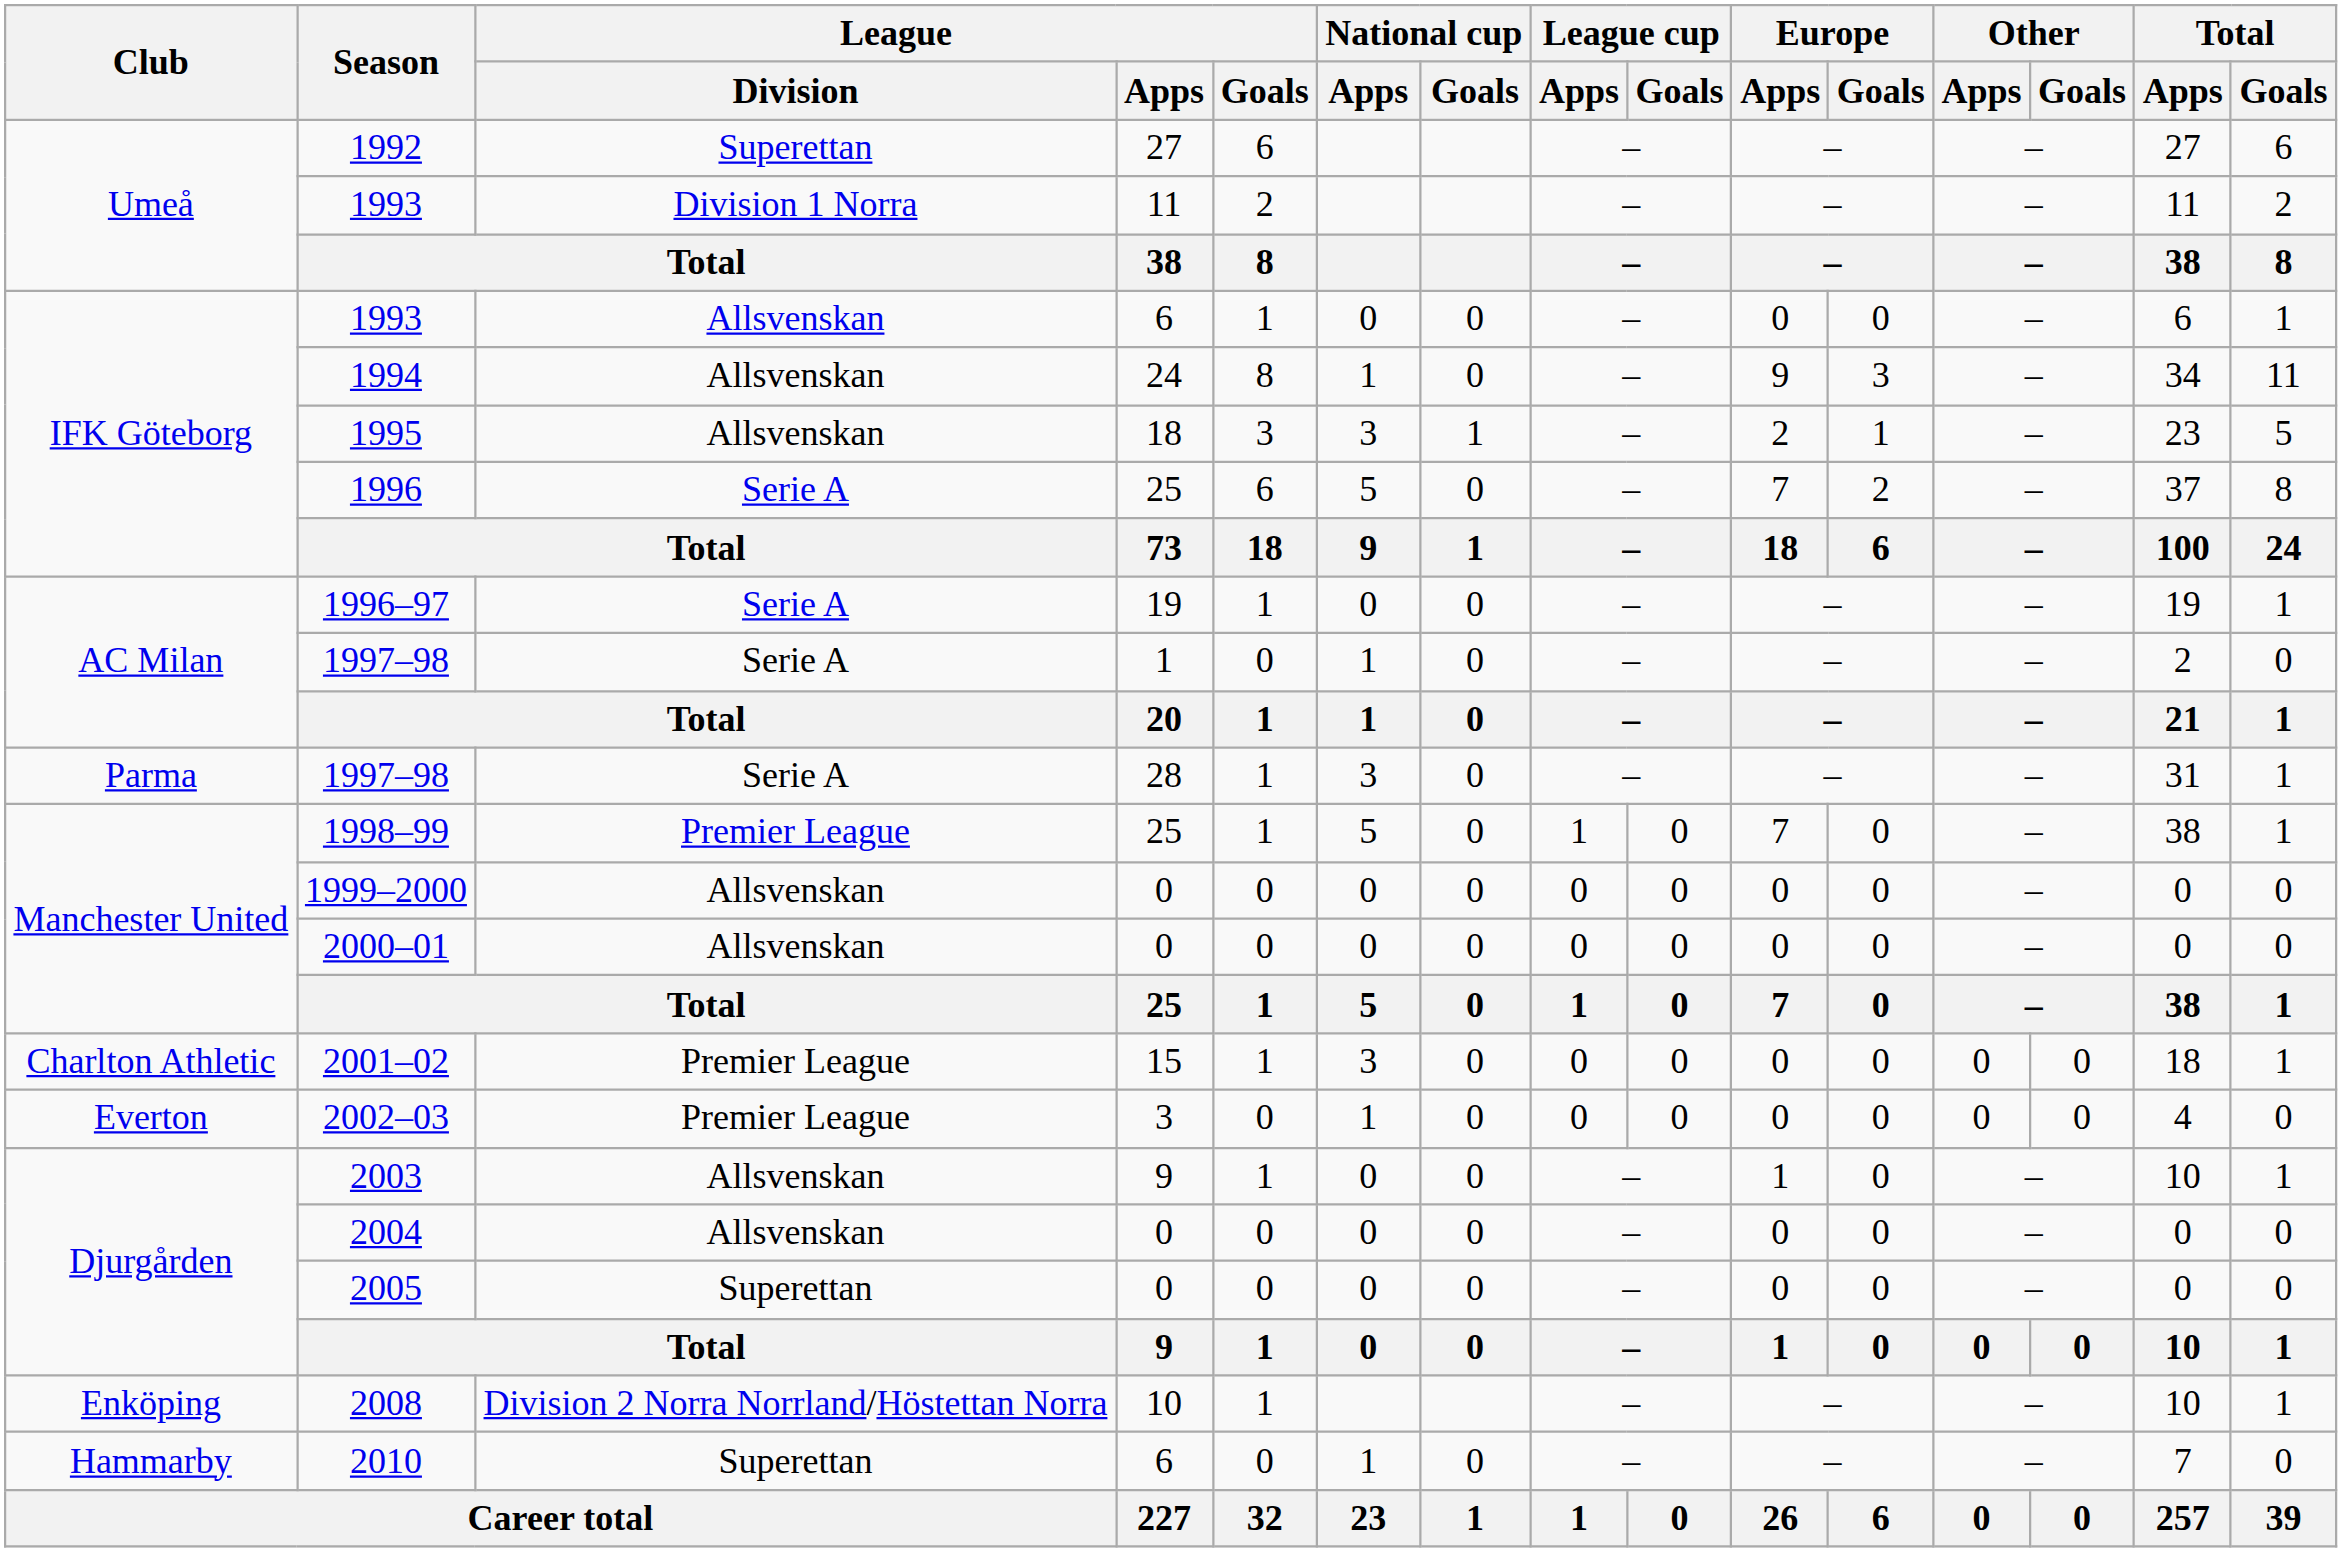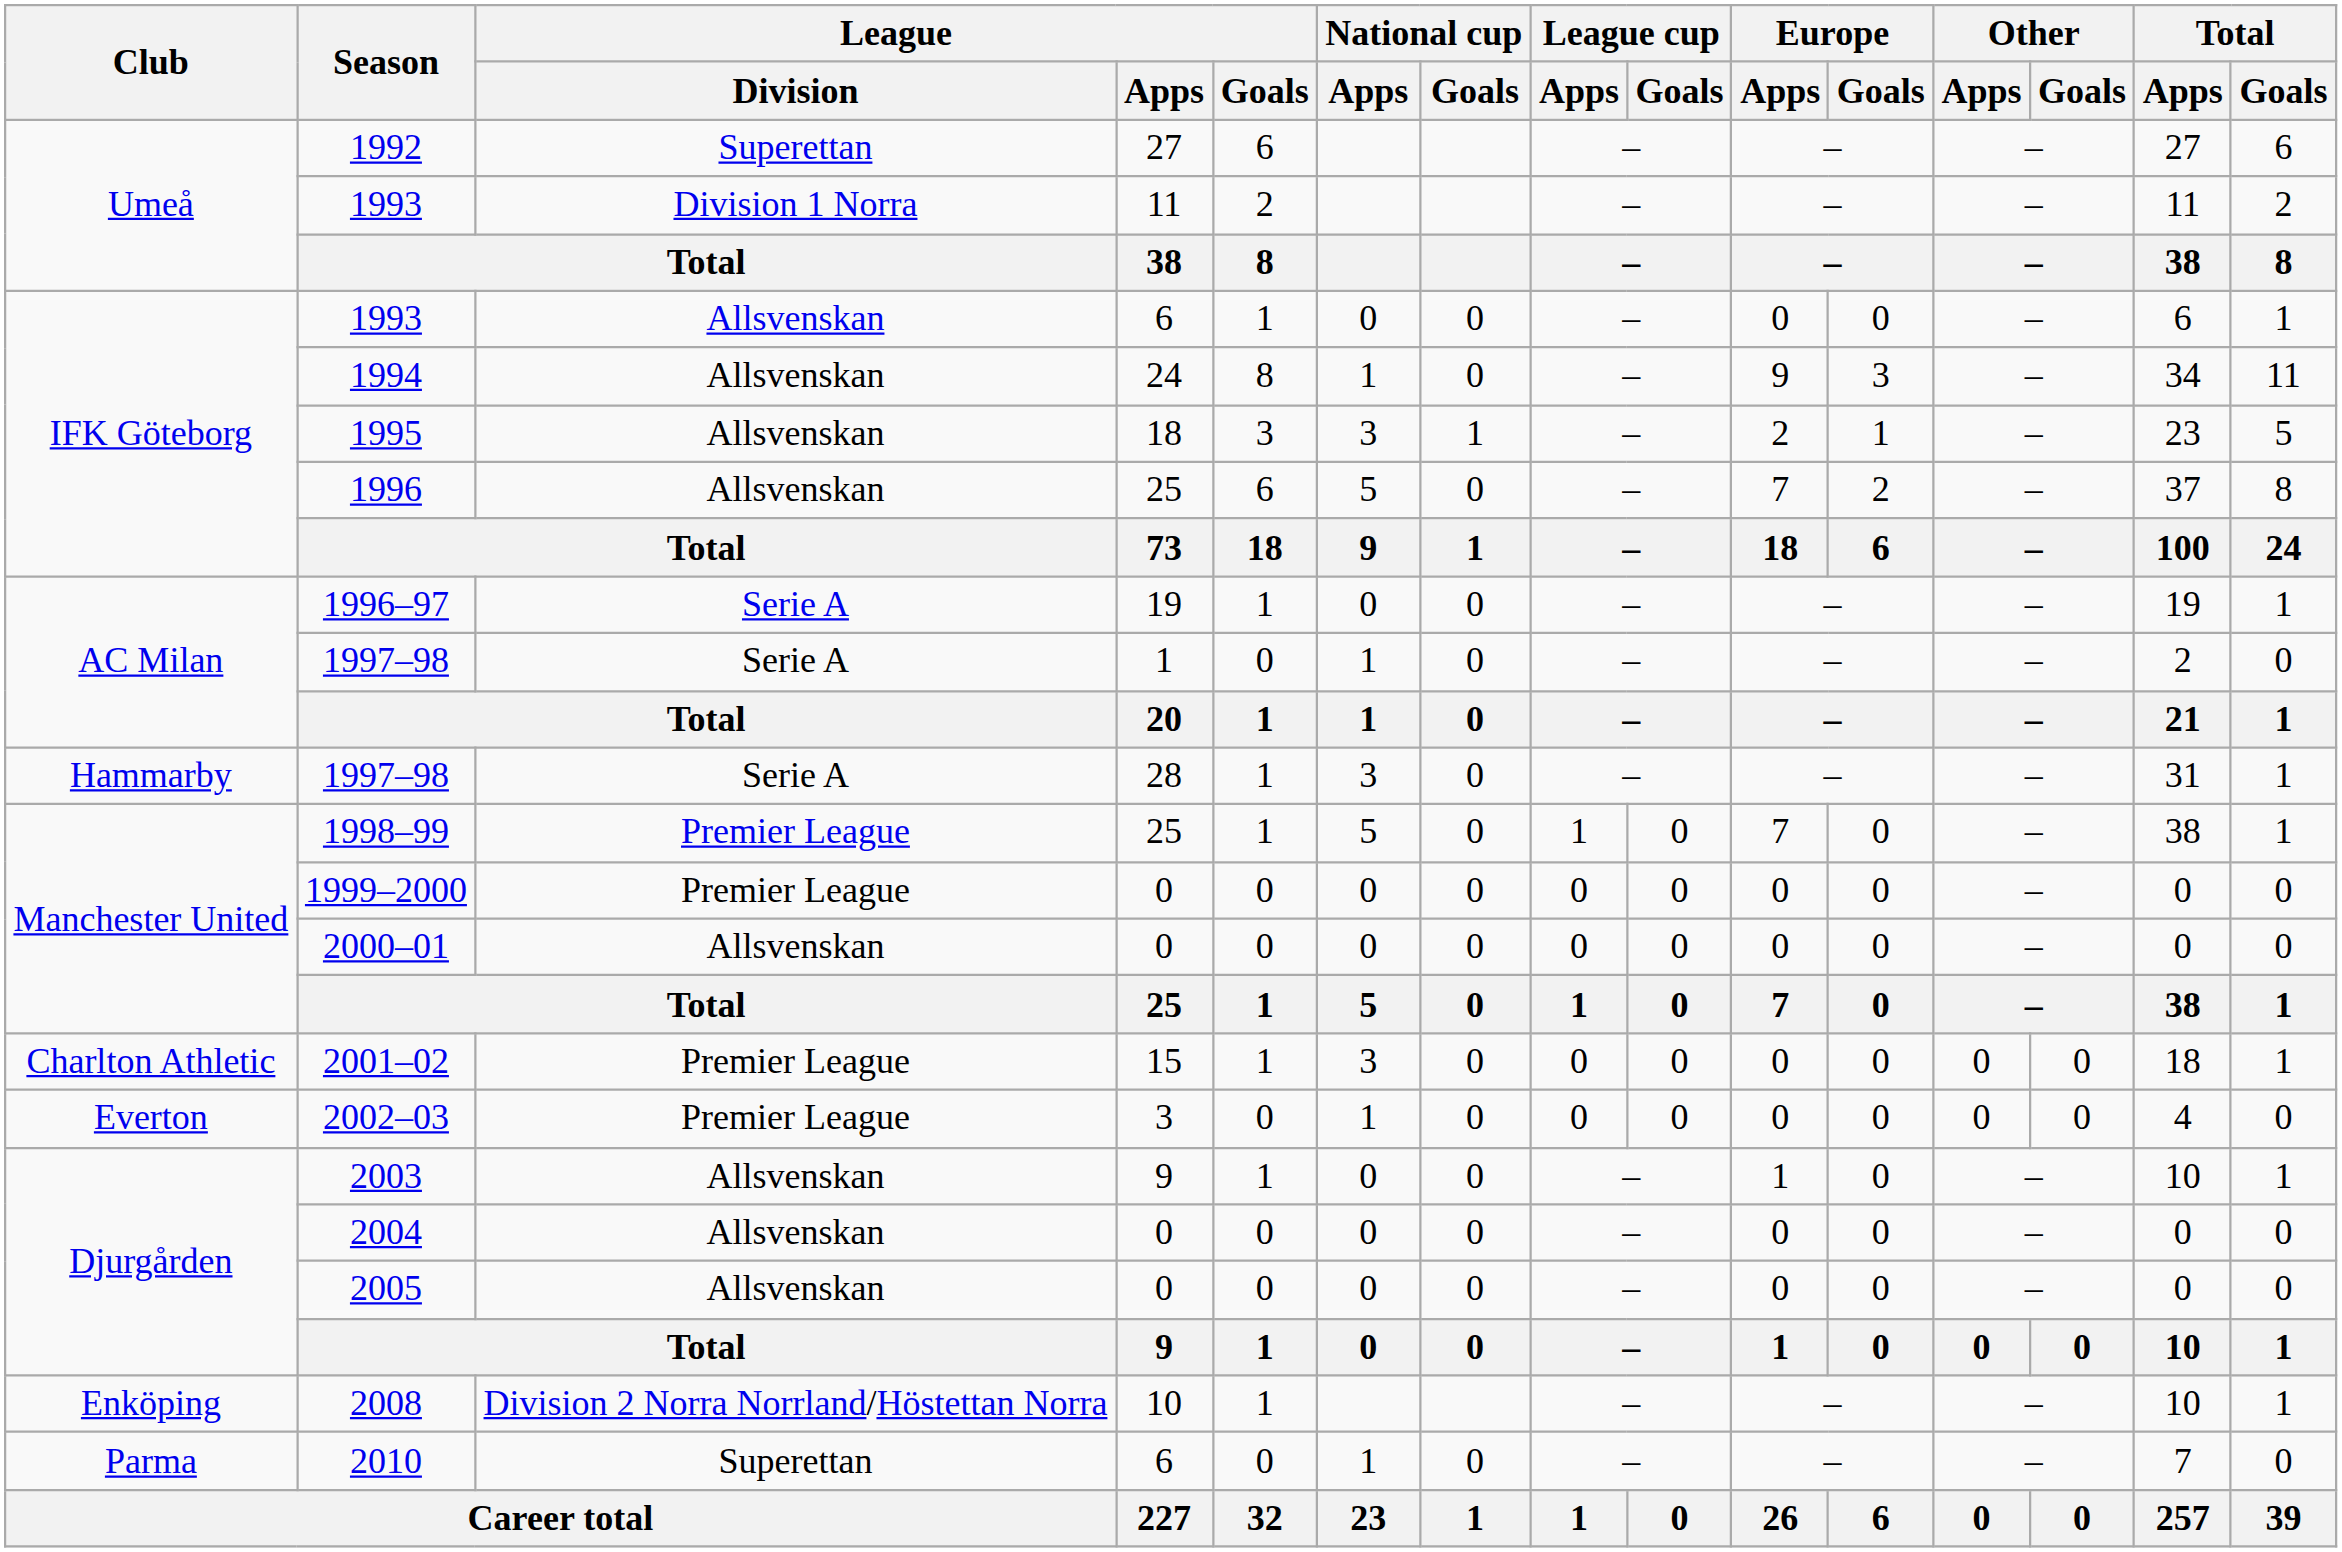(795, 489) Serie A -> (795, 489) Allsvenskan
(151, 775) Parma -> (151, 775) Hammarby
(795, 889) Allsvenskan -> (795, 889) Premier League
(795, 1289) Superettan -> (795, 1289) Allsvenskan
(151, 1460) Hammarby -> (151, 1460) Parma
